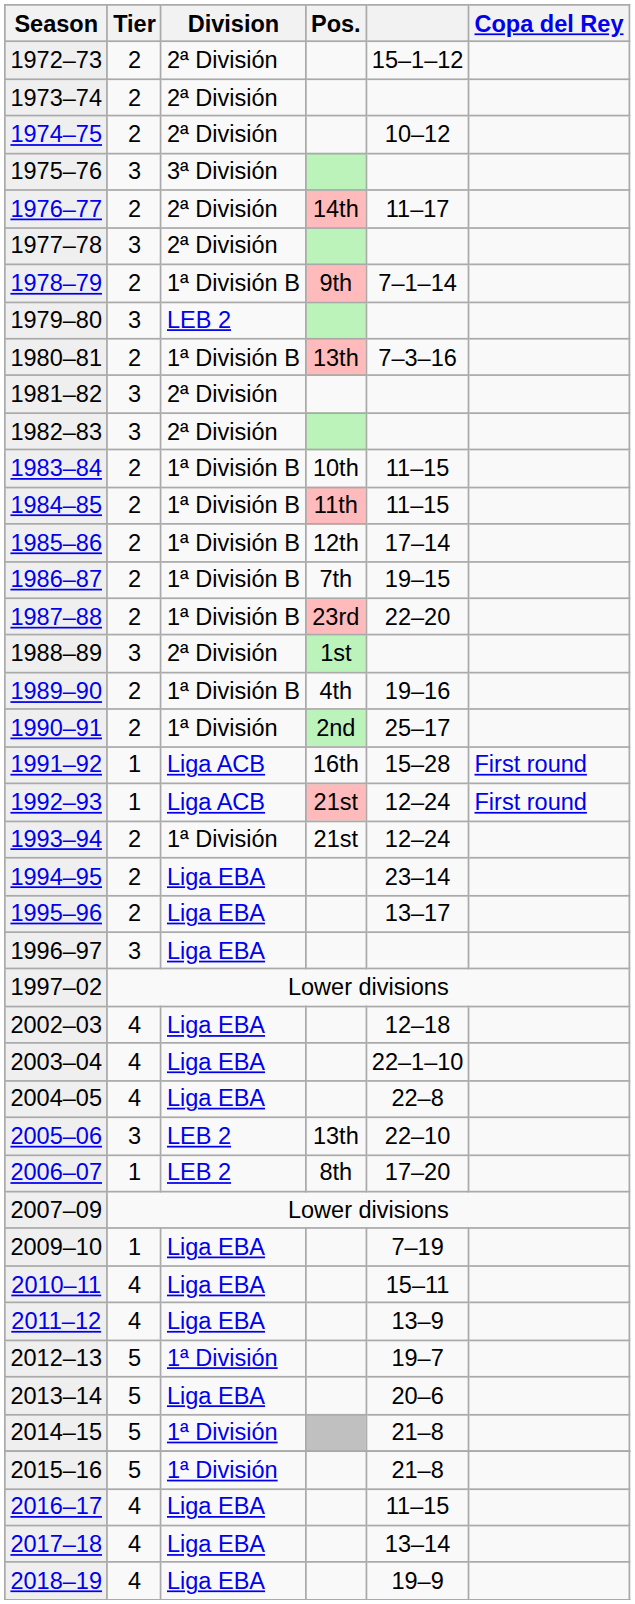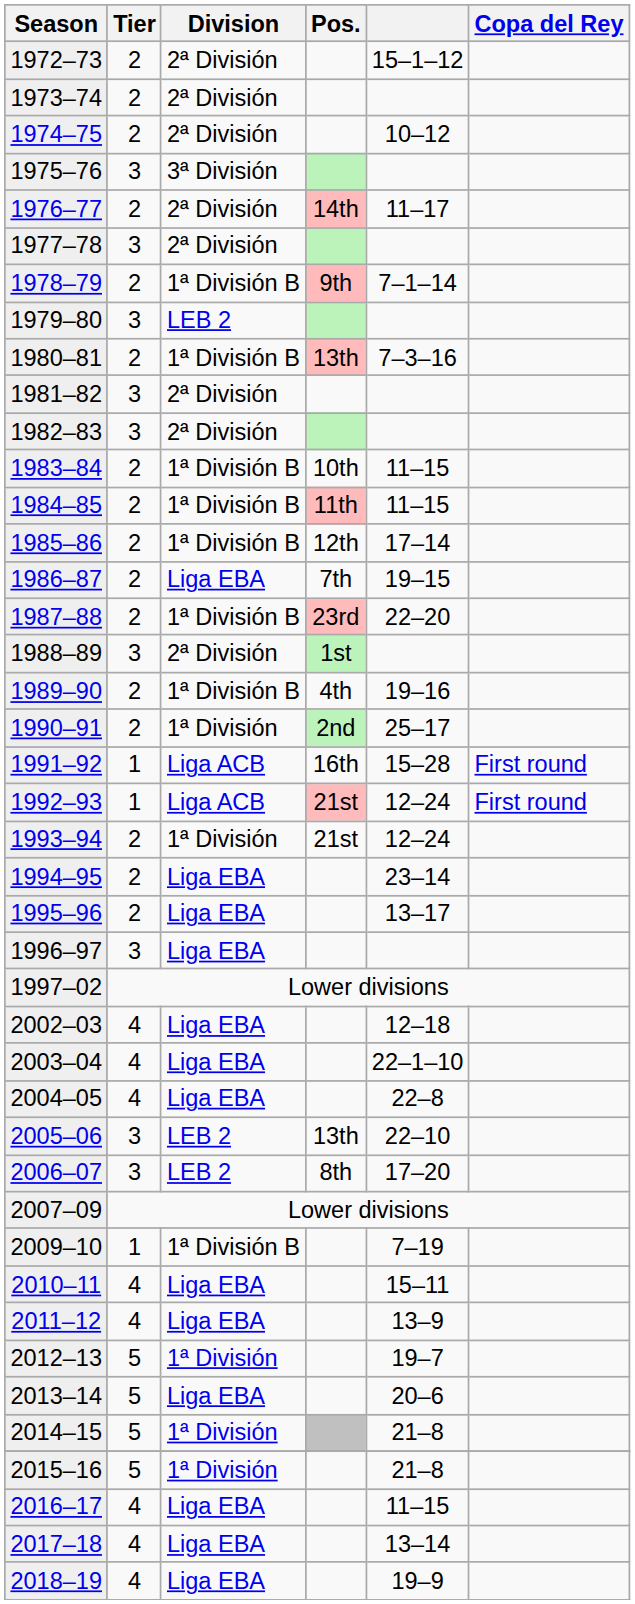(233, 579) 1ª División B -> (216, 579) Liga EBA
(134, 1173) 1 -> (134, 1173) 3
(216, 1247) Liga EBA -> (233, 1247) 1ª División B
